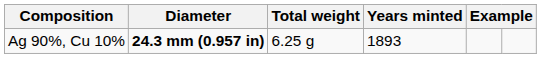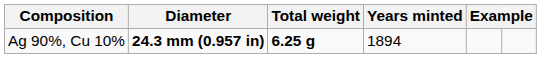(293, 41) normal -> (293, 41) bold
(384, 41) 1893 -> (384, 41) 1894
